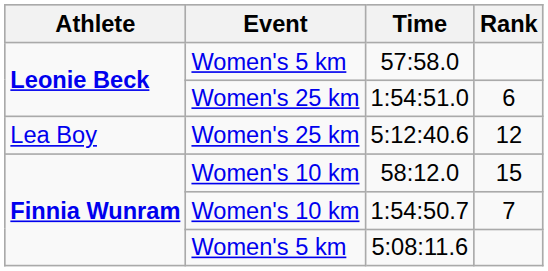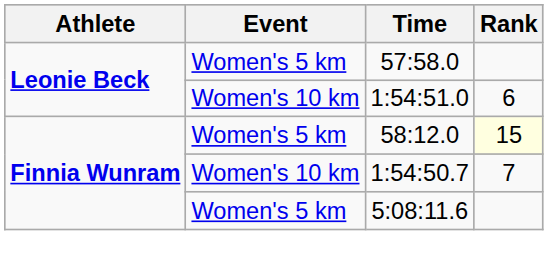(275, 98) Women's 25 km -> (275, 98) Women's 10 km
- row: (420, 136)
(275, 173) Women's 10 km -> (269, 136) Women's 5 km
(509, 173) no background -> (509, 136) lightyellow background
